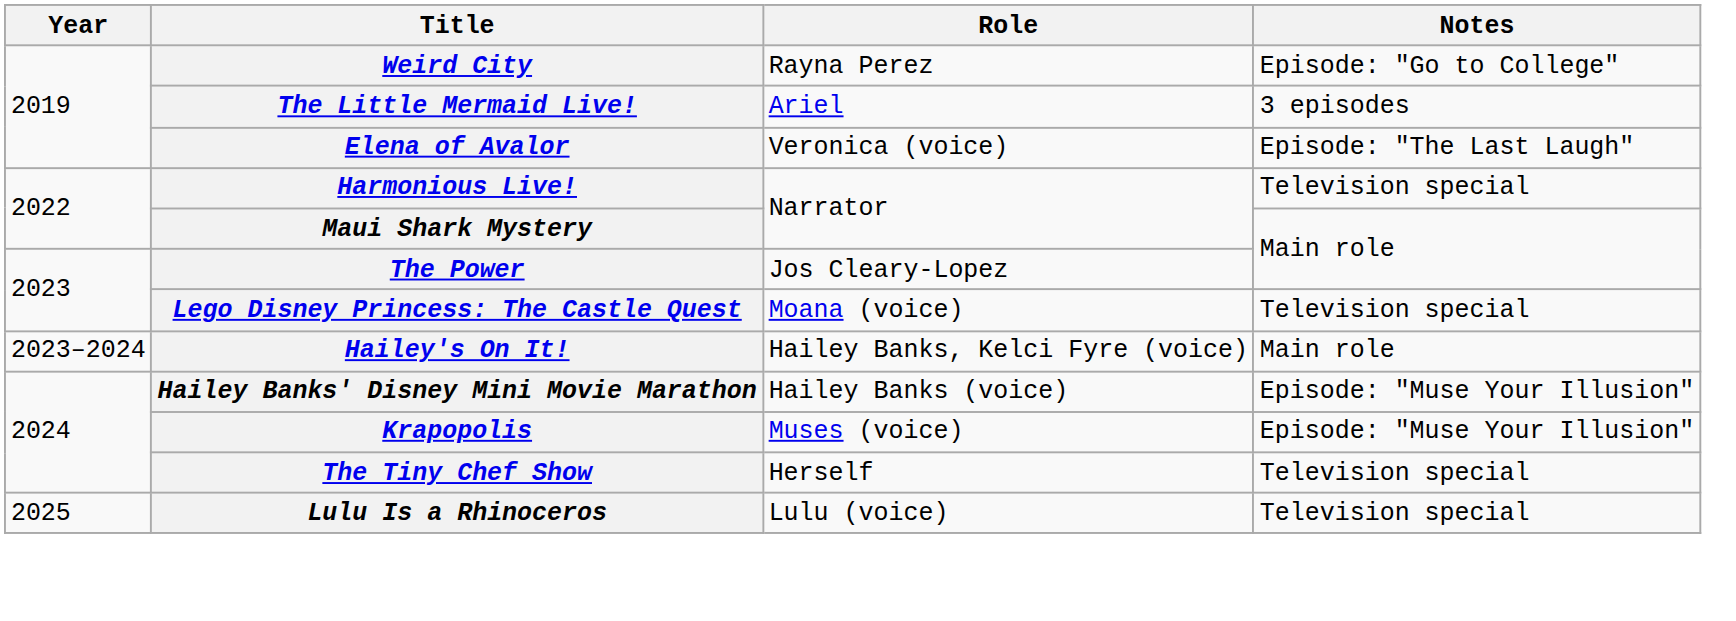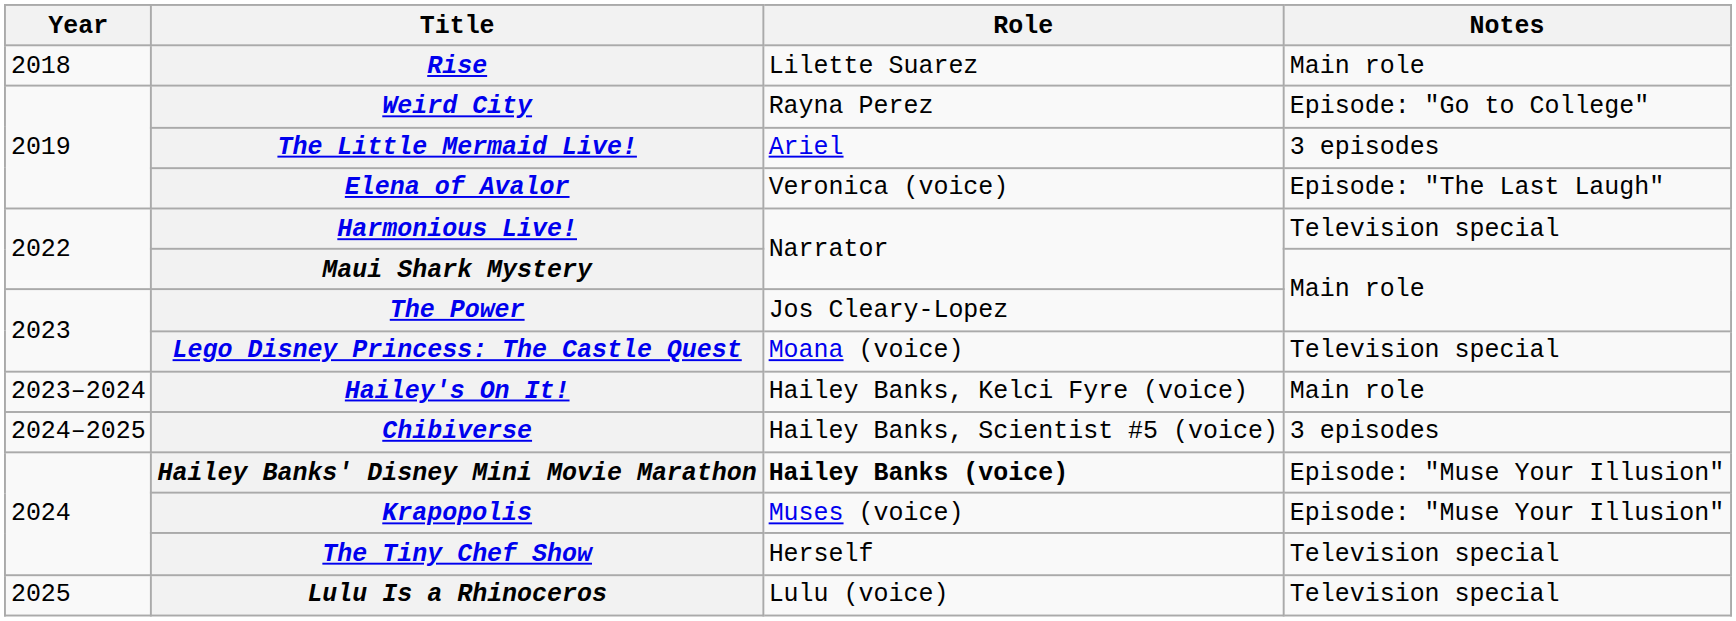+ row: (457, 66)
+ row: (457, 432)
(918, 391) normal -> (918, 473) bold
